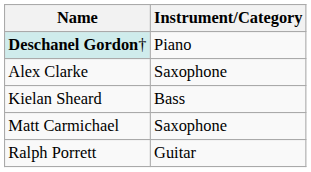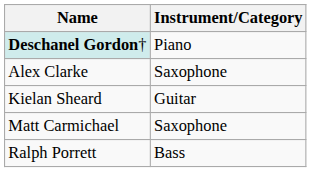(170, 99) Bass -> (175, 99) Guitar
(175, 153) Guitar -> (170, 153) Bass
